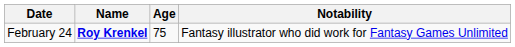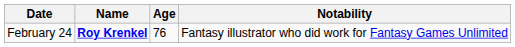(160, 33) 75 -> (160, 33) 76
